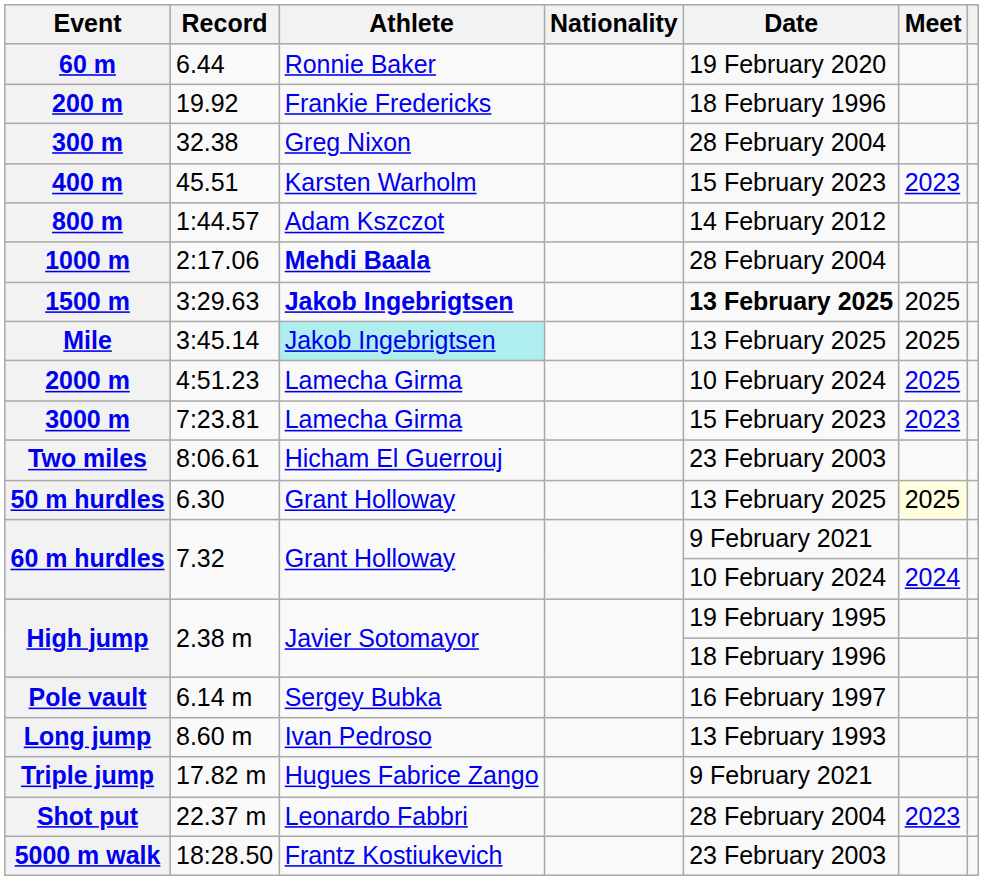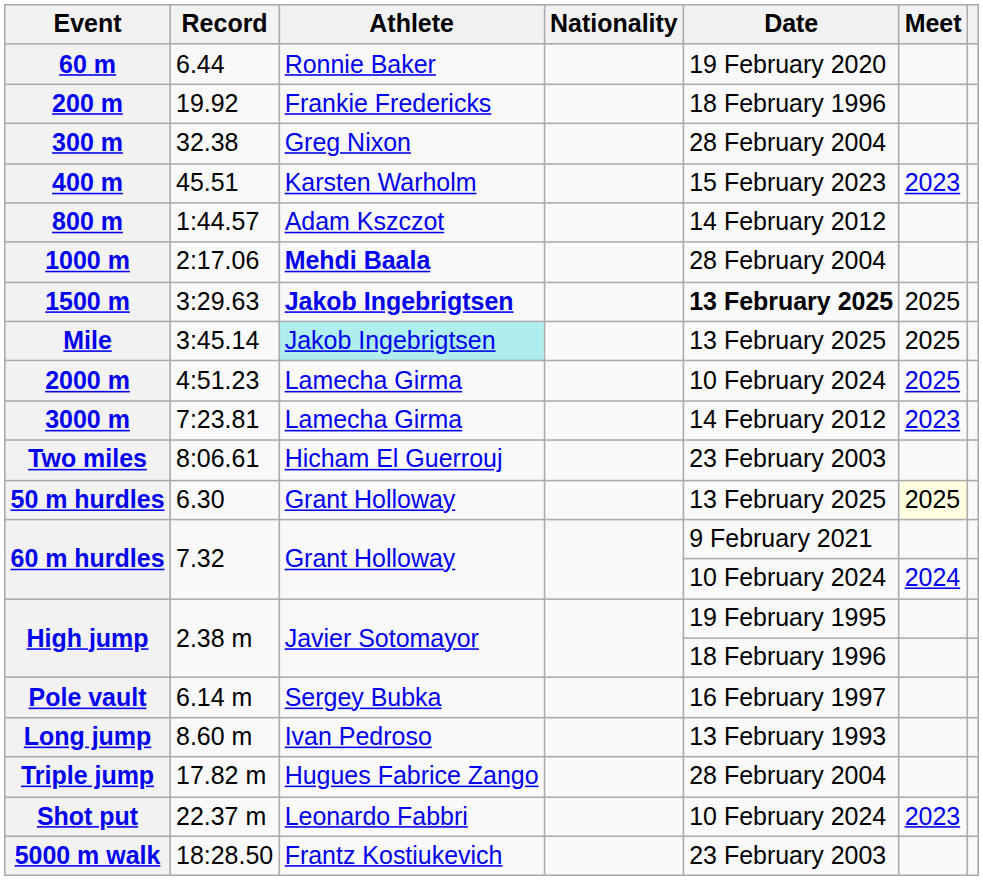(788, 420) 15 February 2023 -> (788, 420) 14 February 2012
(781, 776) 9 February 2021 -> (788, 776) 28 February 2004
(788, 815) 28 February 2004 -> (788, 815) 10 February 2024
